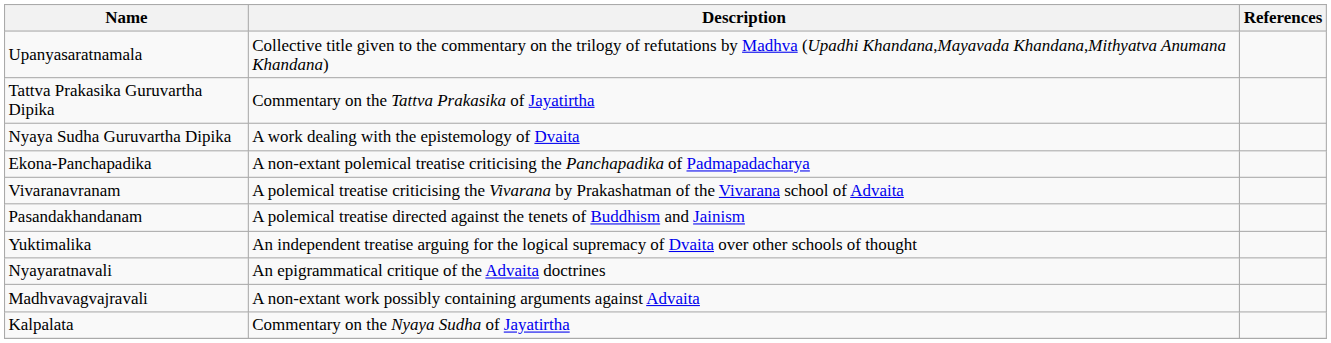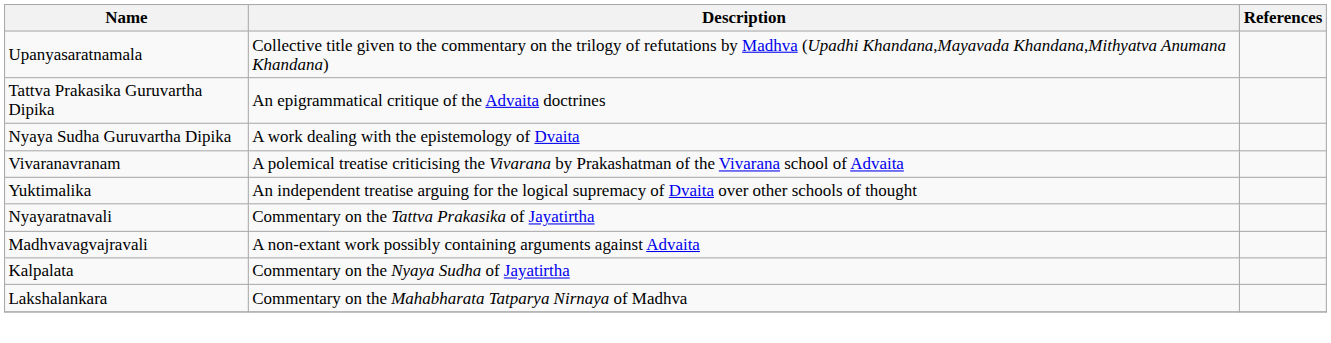(423, 100) Commentary on the Tattva Prakasika of Jayatirtha -> (429, 100) An epigrammatical critique of the Advaita doctrines
- row: (80, 163)
- row: (75, 217)
(429, 271) An epigrammatical critique of the Advaita doctrines -> (423, 217) Commentary on the Tattva Prakasika of Jayatirtha
+ row: (58, 298)
